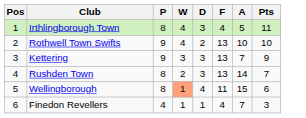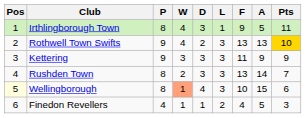+ column: (222, 12)
(222, 27) 4 -> (242, 27) 9
(242, 43) 10 -> (262, 43) 13
(266, 43) no background -> (286, 43) gold background
(222, 58) 13 -> (242, 58) 11
(242, 58) 7 -> (262, 58) 9
(16, 89) no background -> (16, 89) lightyellow background
(222, 89) 11 -> (242, 89) 10
(242, 105) 7 -> (262, 105) 5
